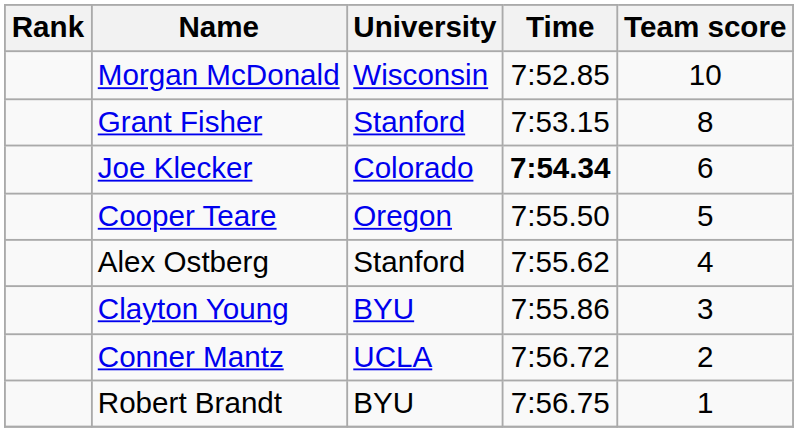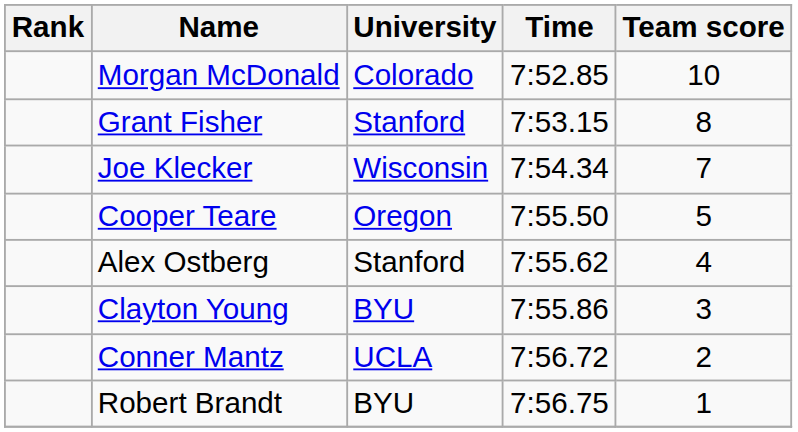(421, 74) Wisconsin -> (413, 74) Colorado
(413, 168) Colorado -> (421, 168) Wisconsin
(560, 168) bold -> (559, 168) normal
(705, 168) 6 -> (704, 168) 7
